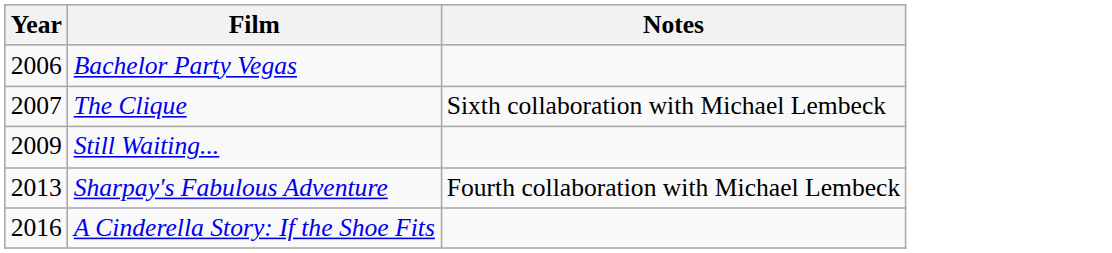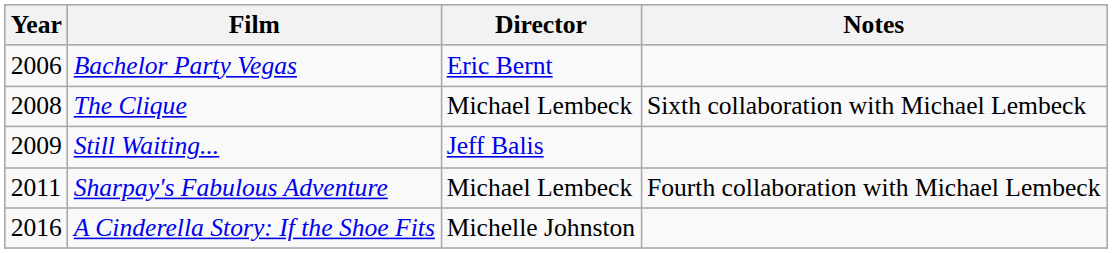+ column: (541, 24)
(36, 106) 2007 -> (36, 106) 2008
(36, 187) 2013 -> (36, 187) 2011
